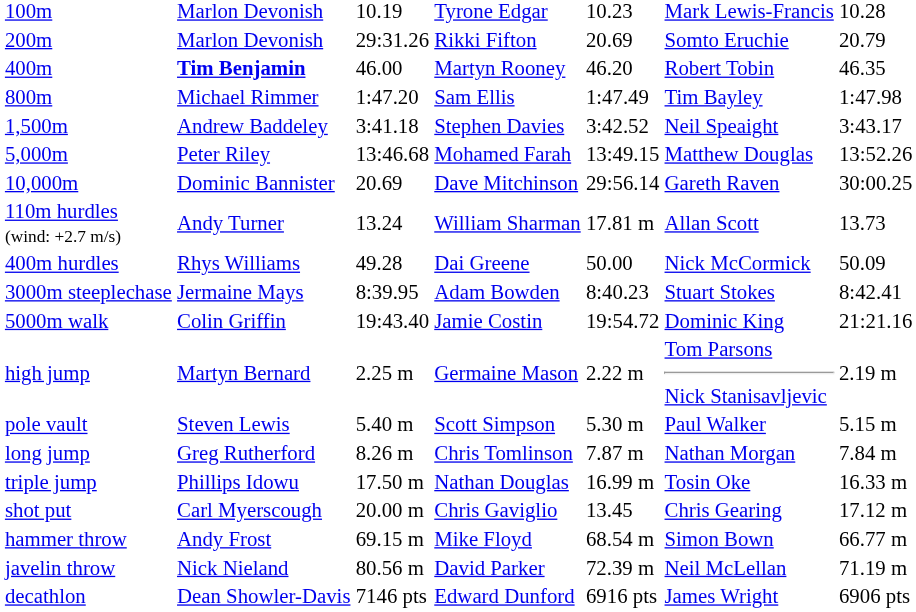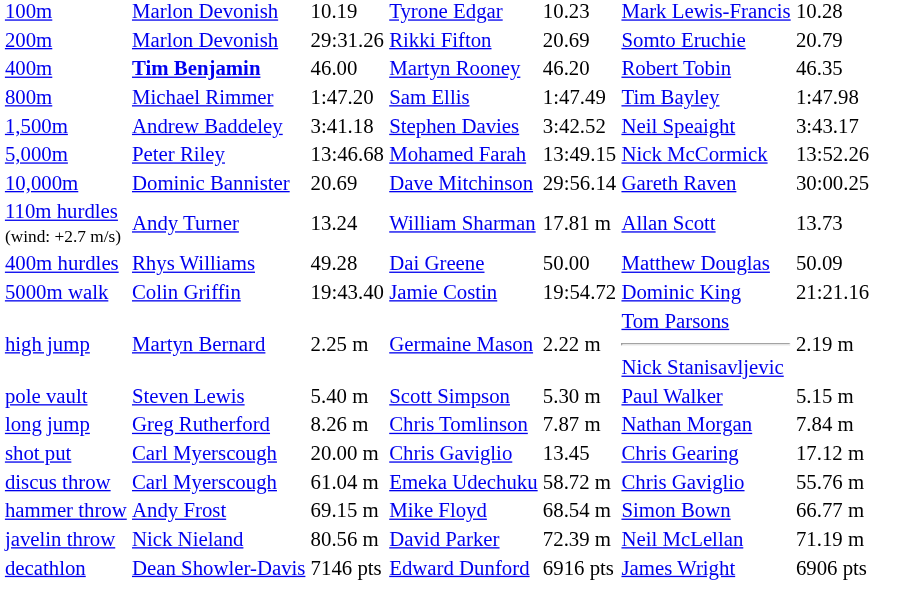(739, 154) Matthew Douglas -> (695, 154) Nick McCormick
(738, 263) Nick McCormick -> (696, 263) Matthew Douglas
- row: (88, 292)
- row: (51, 482)
+ row: (58, 482)
